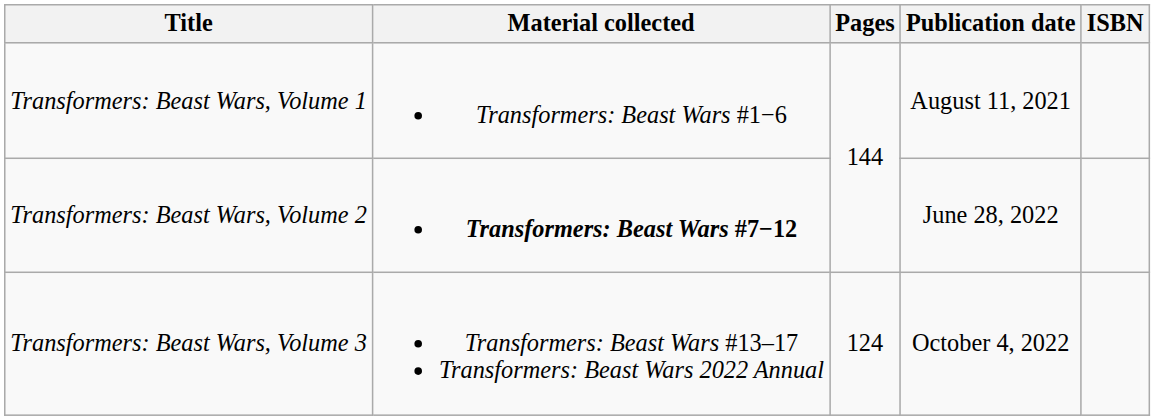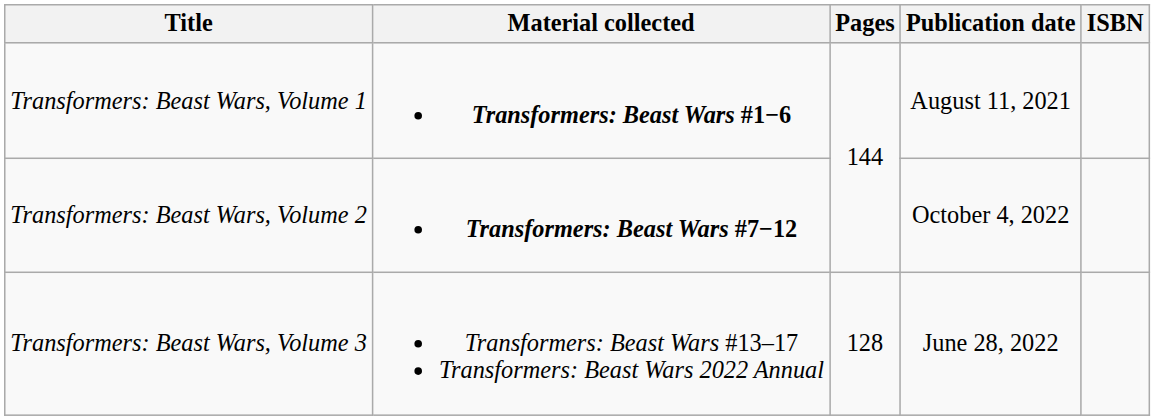(601, 114) normal -> (601, 114) bold
(991, 214) June 28, 2022 -> (991, 214) October 4, 2022
(865, 343) 124 -> (865, 343) 128
(991, 343) October 4, 2022 -> (991, 343) June 28, 2022
